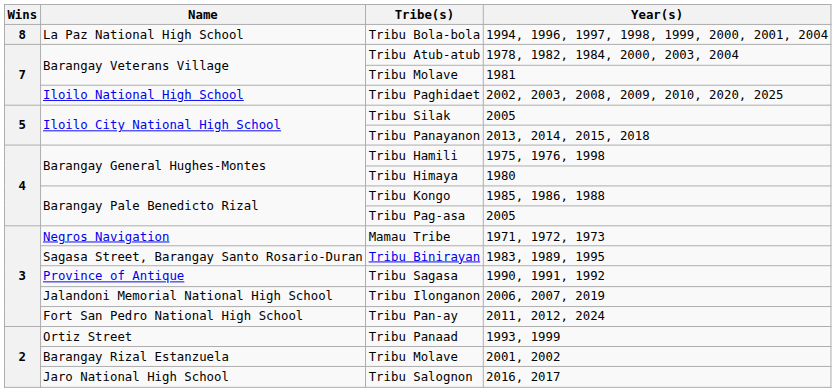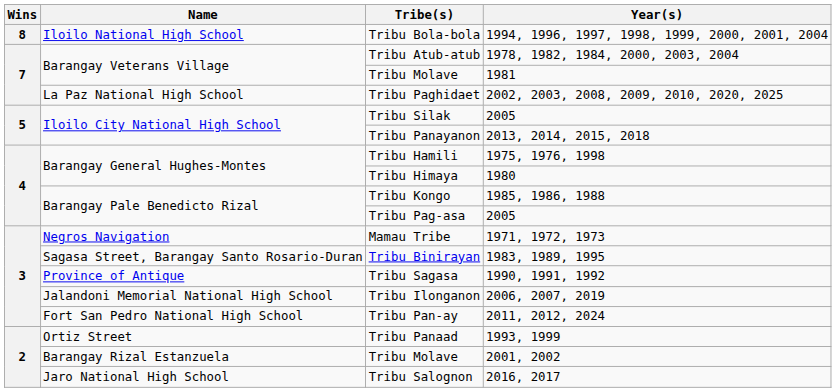(143, 35) La Paz National High School -> (143, 35) Iloilo National High School
(143, 95) Iloilo National High School -> (143, 95) La Paz National High School
